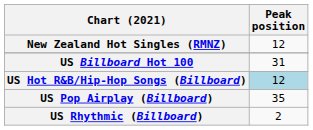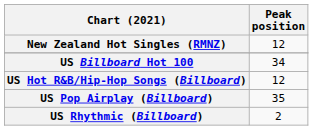(278, 62) 31 -> (278, 62) 34
(278, 80) lightblue background -> (278, 80) no background
